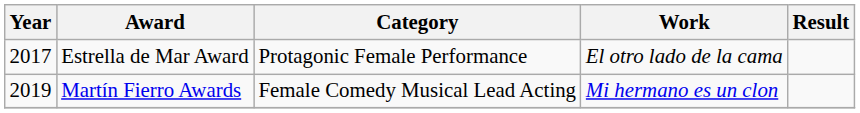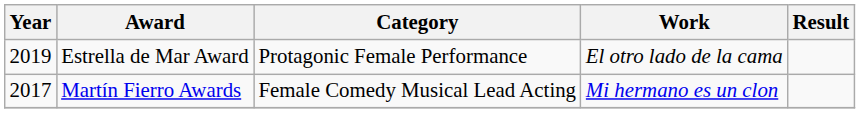(30, 56) 2017 -> (30, 56) 2019
(30, 90) 2019 -> (30, 90) 2017
